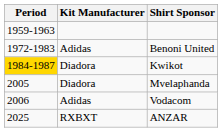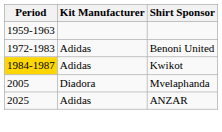(78, 65) Diadora -> (75, 65) Adidas
- row: (170, 100)
(79, 118) RXBXT -> (75, 100) Adidas
